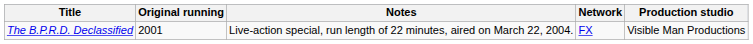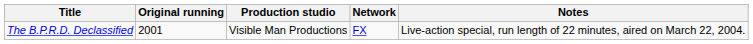columns swapped: (686, 13) <-> (401, 13)
